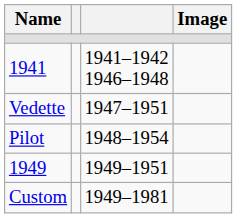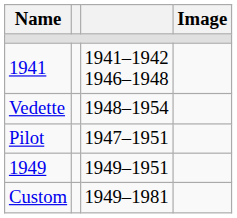(127, 108) 1947–1951 -> (127, 108) 1948–1954
(127, 138) 1948–1954 -> (127, 138) 1947–1951
